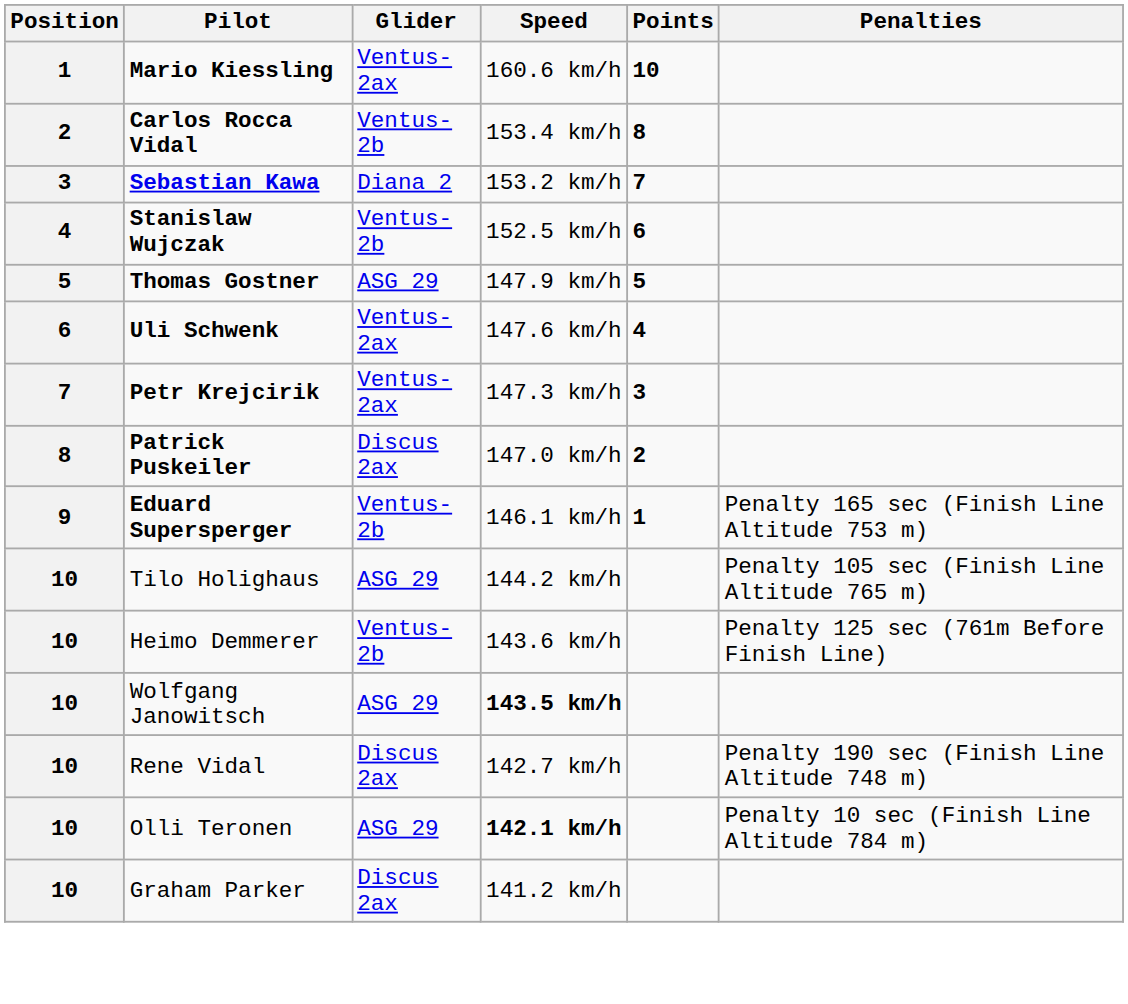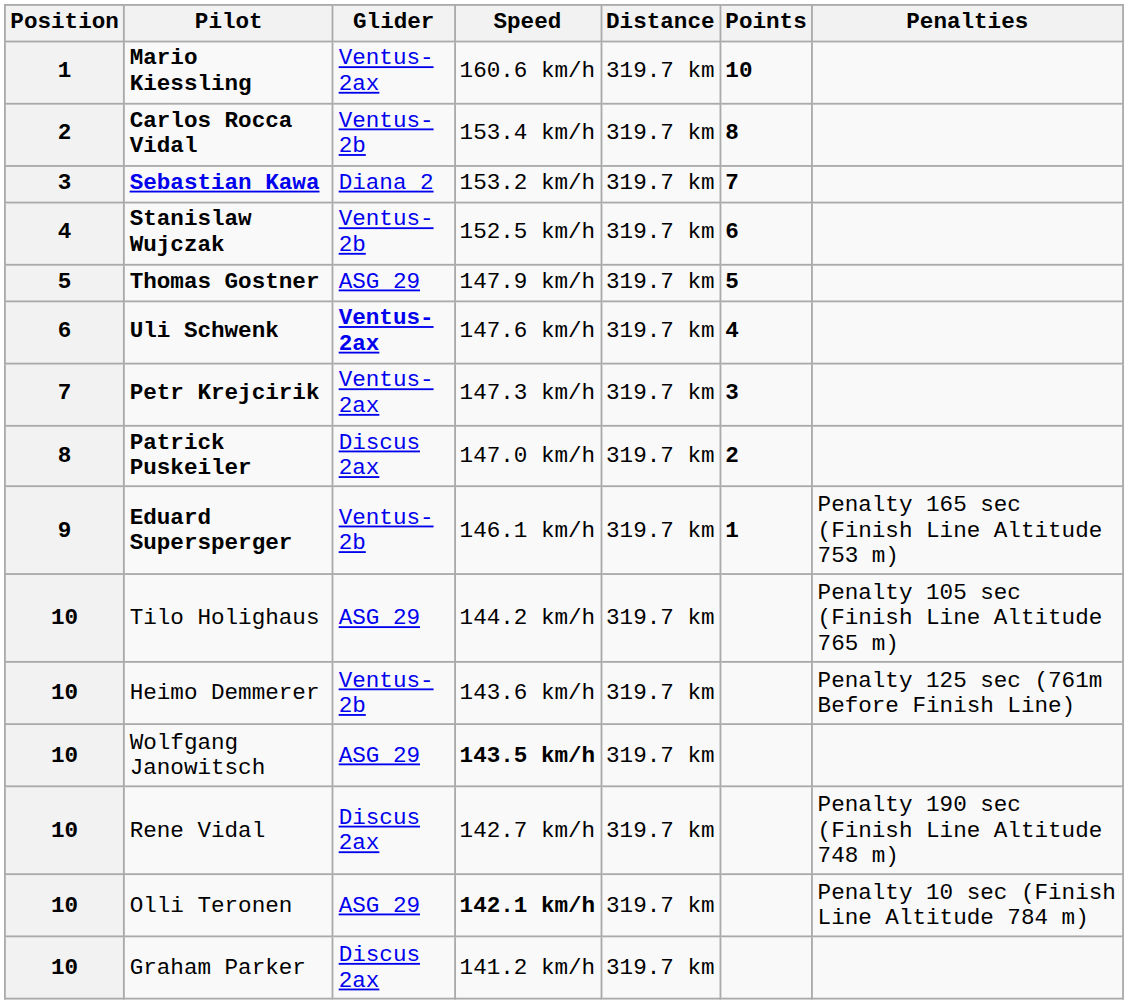+ column: (660, 24)
(405, 332) normal -> (386, 332) bold
